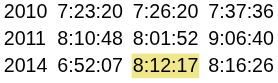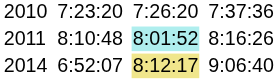(166, 38) no background -> (166, 38) paleturquoise background
(241, 38) 9:06:40 -> (241, 38) 8:16:26
(241, 65) 8:16:26 -> (241, 65) 9:06:40
